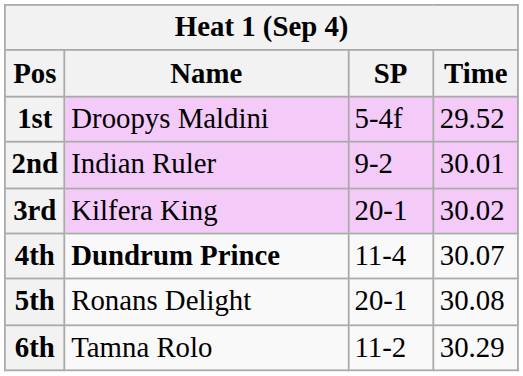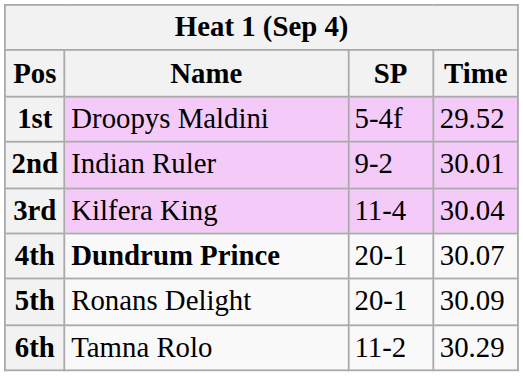(381, 210) 20-1 -> (380, 210) 11-4
(472, 210) 30.02 -> (472, 210) 30.04
(380, 255) 11-4 -> (381, 255) 20-1
(472, 301) 30.08 -> (472, 301) 30.09
